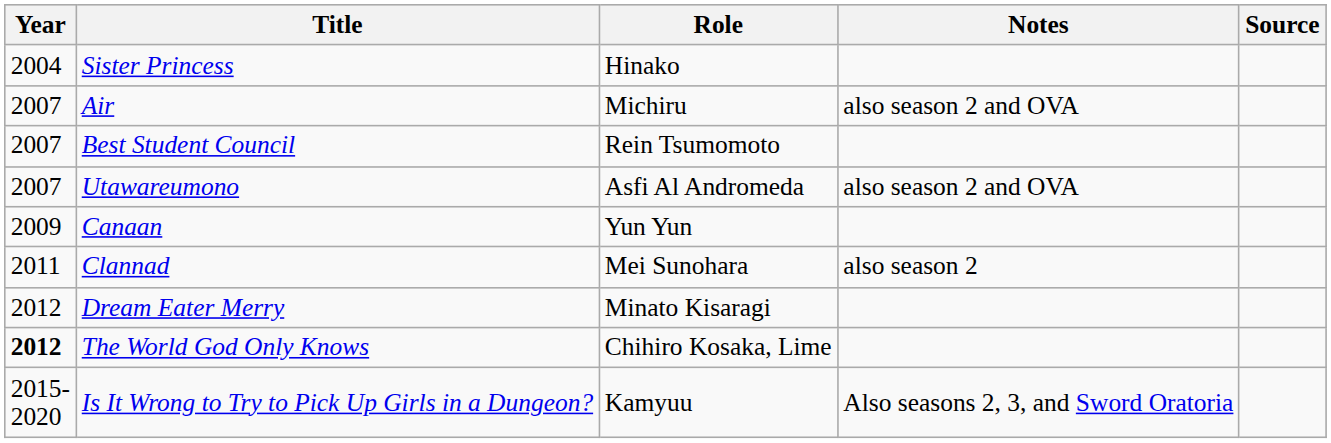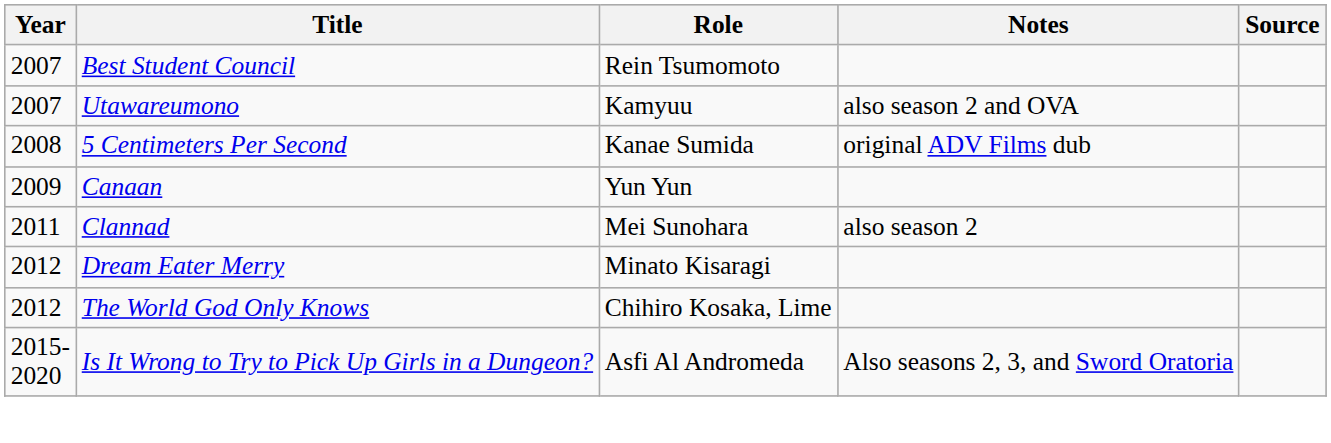- row: (158, 65)
- row: (98, 105)
(704, 186) Asfi Al Andromeda -> (649, 105) Kamyuu
+ row: (214, 145)
(36, 347) bold -> (36, 307) normal
(649, 402) Kamyuu -> (704, 361) Asfi Al Andromeda
